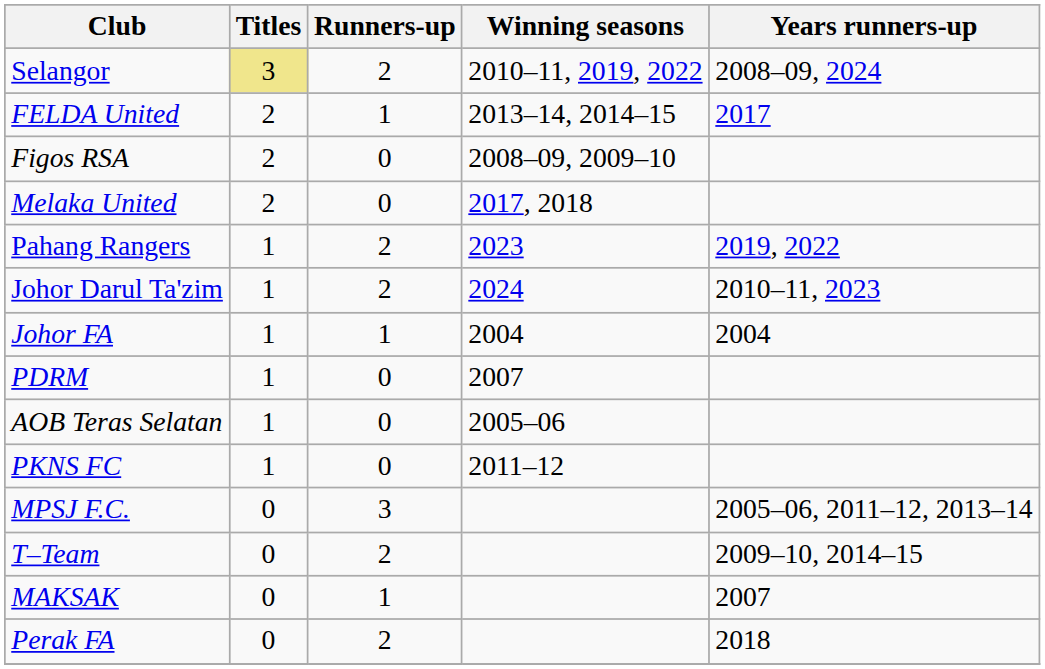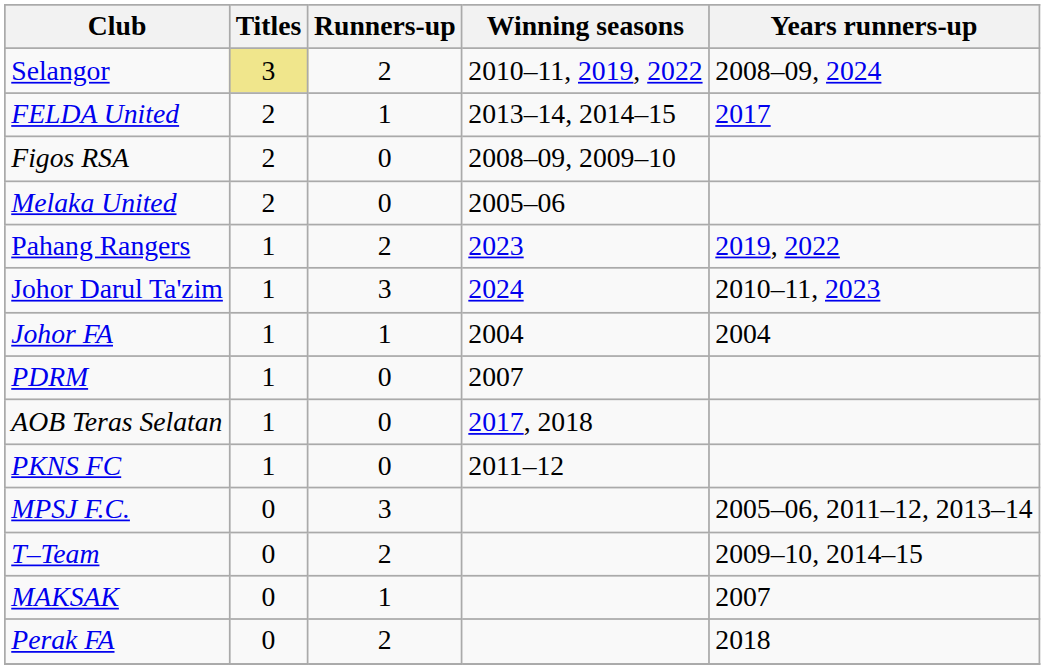(531, 202) 2017, 2018 -> (517, 202) 2005–06
(385, 289) 2 -> (385, 289) 3
(517, 421) 2005–06 -> (531, 421) 2017, 2018
